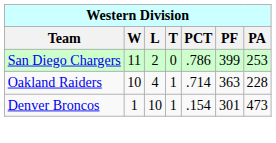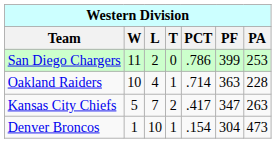+ row: (62, 104)
(230, 104) 301 -> (230, 127) 304
